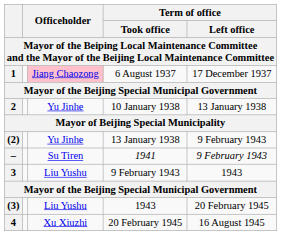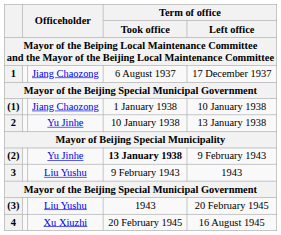(65, 73) pink background -> (65, 73) no background
+ row: (13, 106)
(145, 139) normal -> (145, 156) bold
- row: (13, 156)
